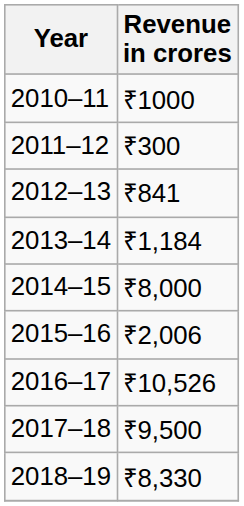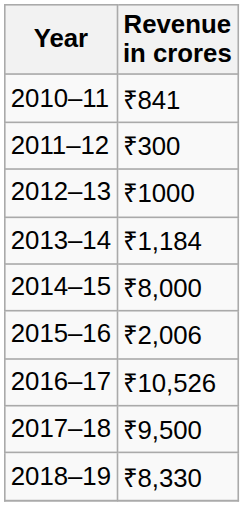(159, 99) ₹1000 -> (152, 99) ₹841
(152, 194) ₹841 -> (159, 194) ₹1000
